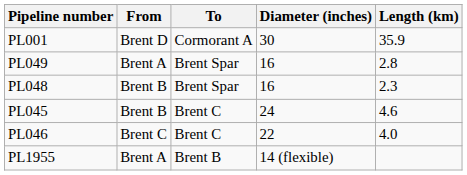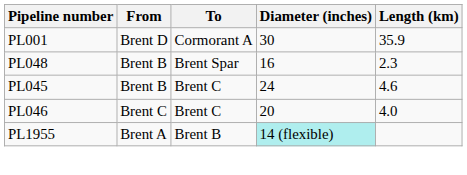- row: (28, 63)
(267, 134) 22 -> (267, 110) 20
(297, 157) no background -> (297, 134) paleturquoise background
